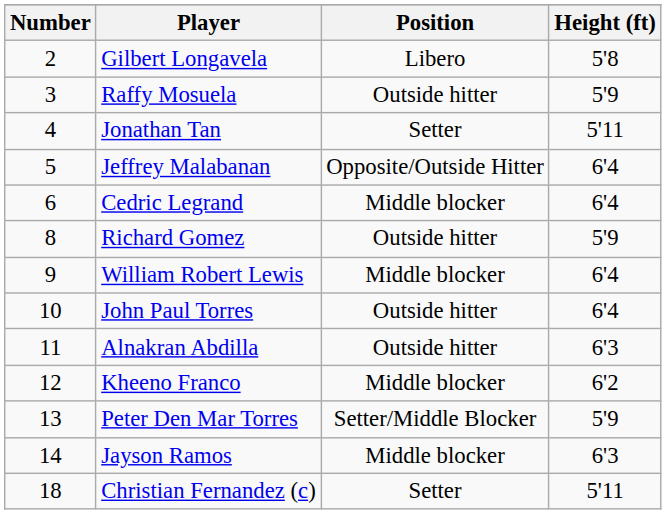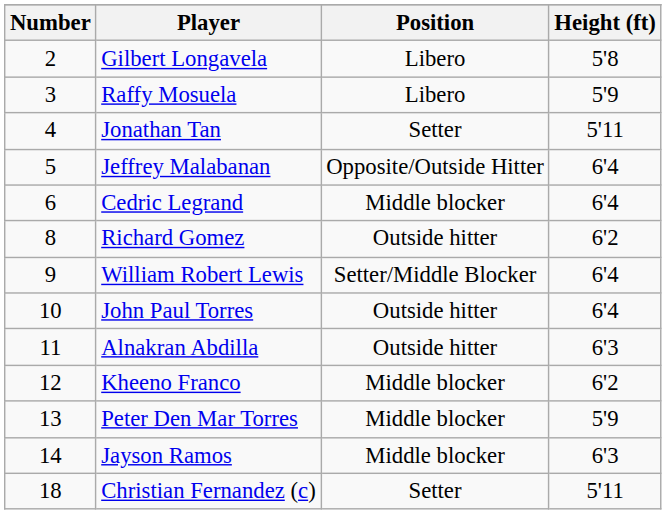(435, 94) Outside hitter -> (435, 94) Libero
(605, 238) 5'9 -> (605, 238) 6'2
(435, 274) Middle blocker -> (435, 274) Setter/Middle Blocker
(435, 418) Setter/Middle Blocker -> (435, 418) Middle blocker
